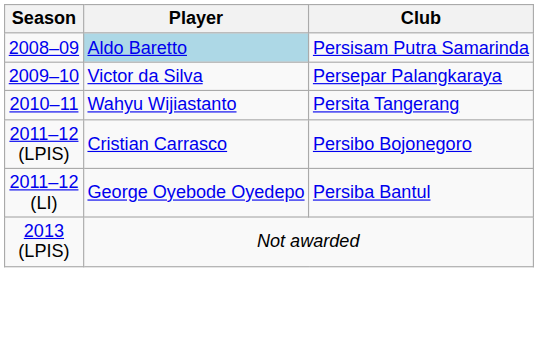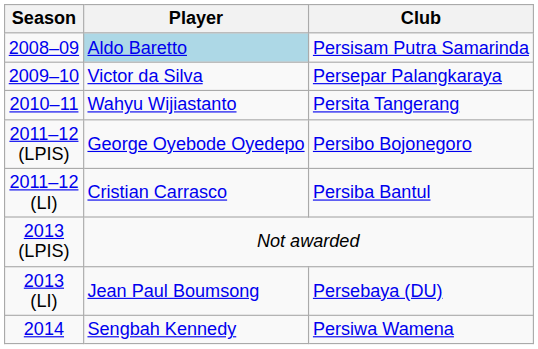(157, 143) Cristian Carrasco -> (196, 143) George Oyebode Oyedepo
(196, 192) George Oyebode Oyedepo -> (157, 192) Cristian Carrasco
+ row: (44, 290)
+ row: (44, 329)
